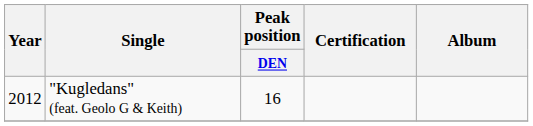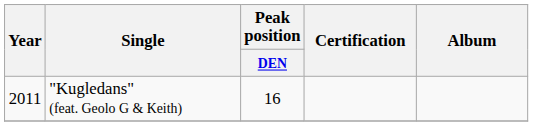(25, 98) 2012 -> (25, 98) 2011
